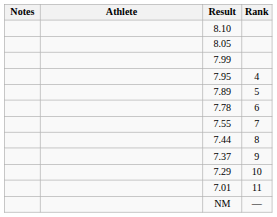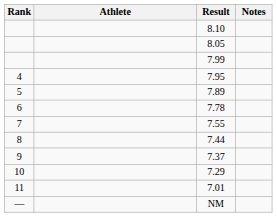columns swapped: (257, 12) <-> (22, 12)
